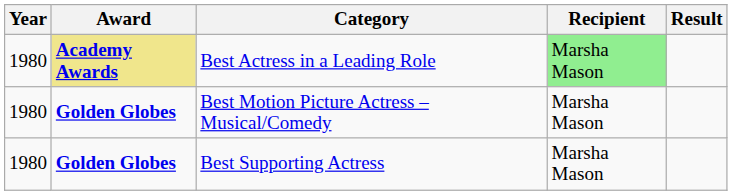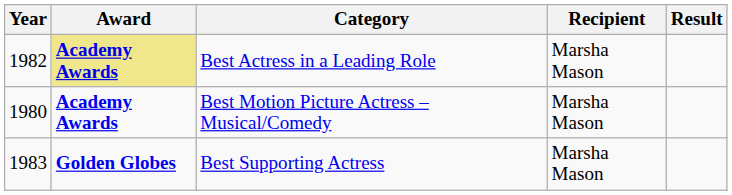(28, 60) 1980 -> (28, 60) 1982
(580, 60) lightgreen background -> (580, 60) no background
(116, 112) Golden Globes -> (94, 112) Academy Awards
(28, 163) 1980 -> (28, 163) 1983
